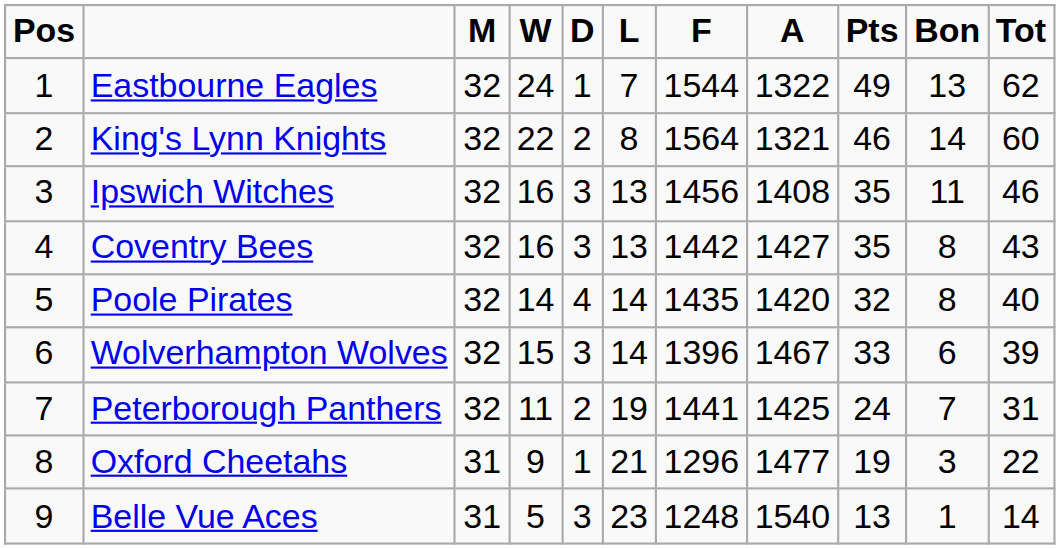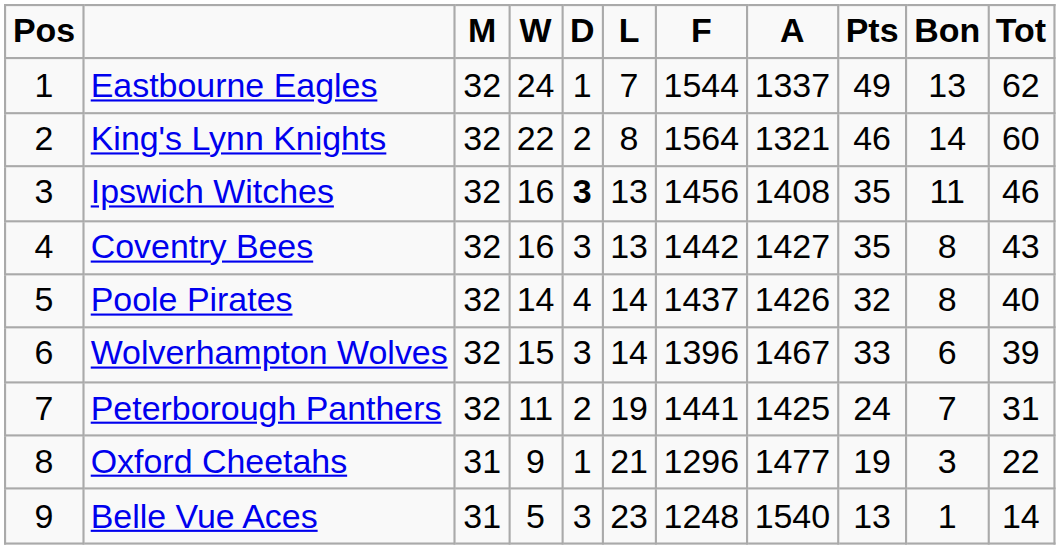(792, 85) 1322 -> (792, 85) 1337
(582, 192) normal -> (582, 192) bold
(701, 300) 1435 -> (701, 300) 1437
(792, 300) 1420 -> (792, 300) 1426
